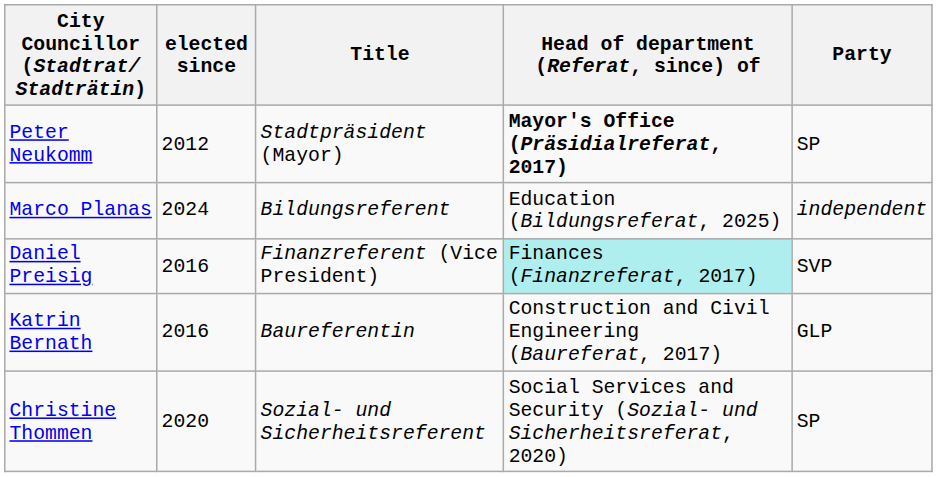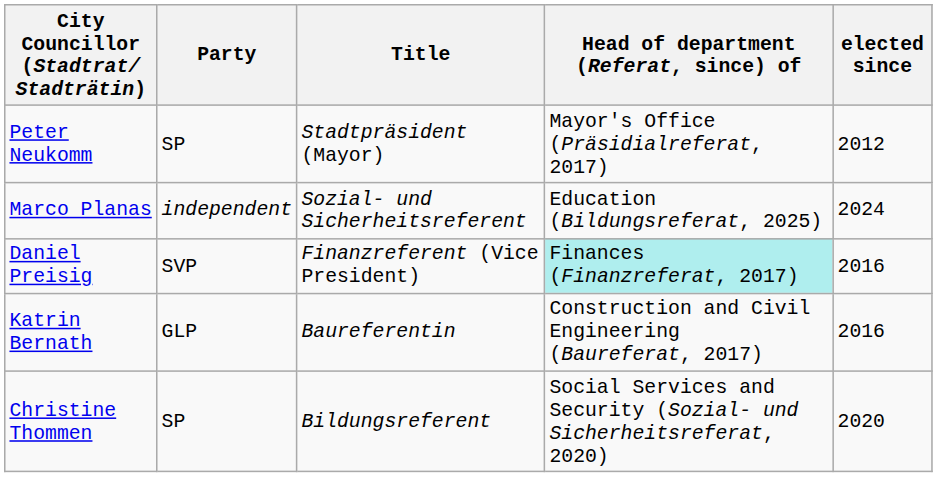columns swapped: (862, 55) <-> (206, 55)
(615, 144) bold -> (656, 144) normal
(355, 211) Bildungsreferent -> (414, 211) Sozial- und Sicherheitsreferent
(373, 421) Sozial- und Sicherheitsreferent -> (396, 421) Bildungsreferent
